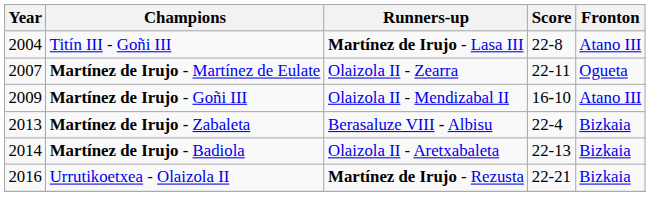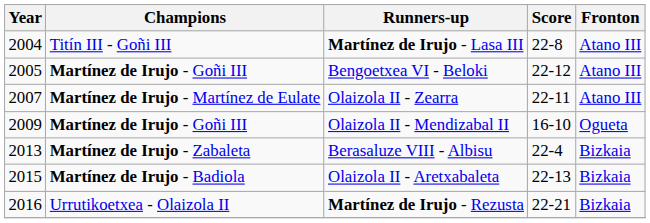+ row: (408, 71)
(604, 71) Ogueta -> (610, 97) Atano III
(610, 97) Atano III -> (604, 124) Ogueta
(25, 151) 2014 -> (25, 177) 2015
